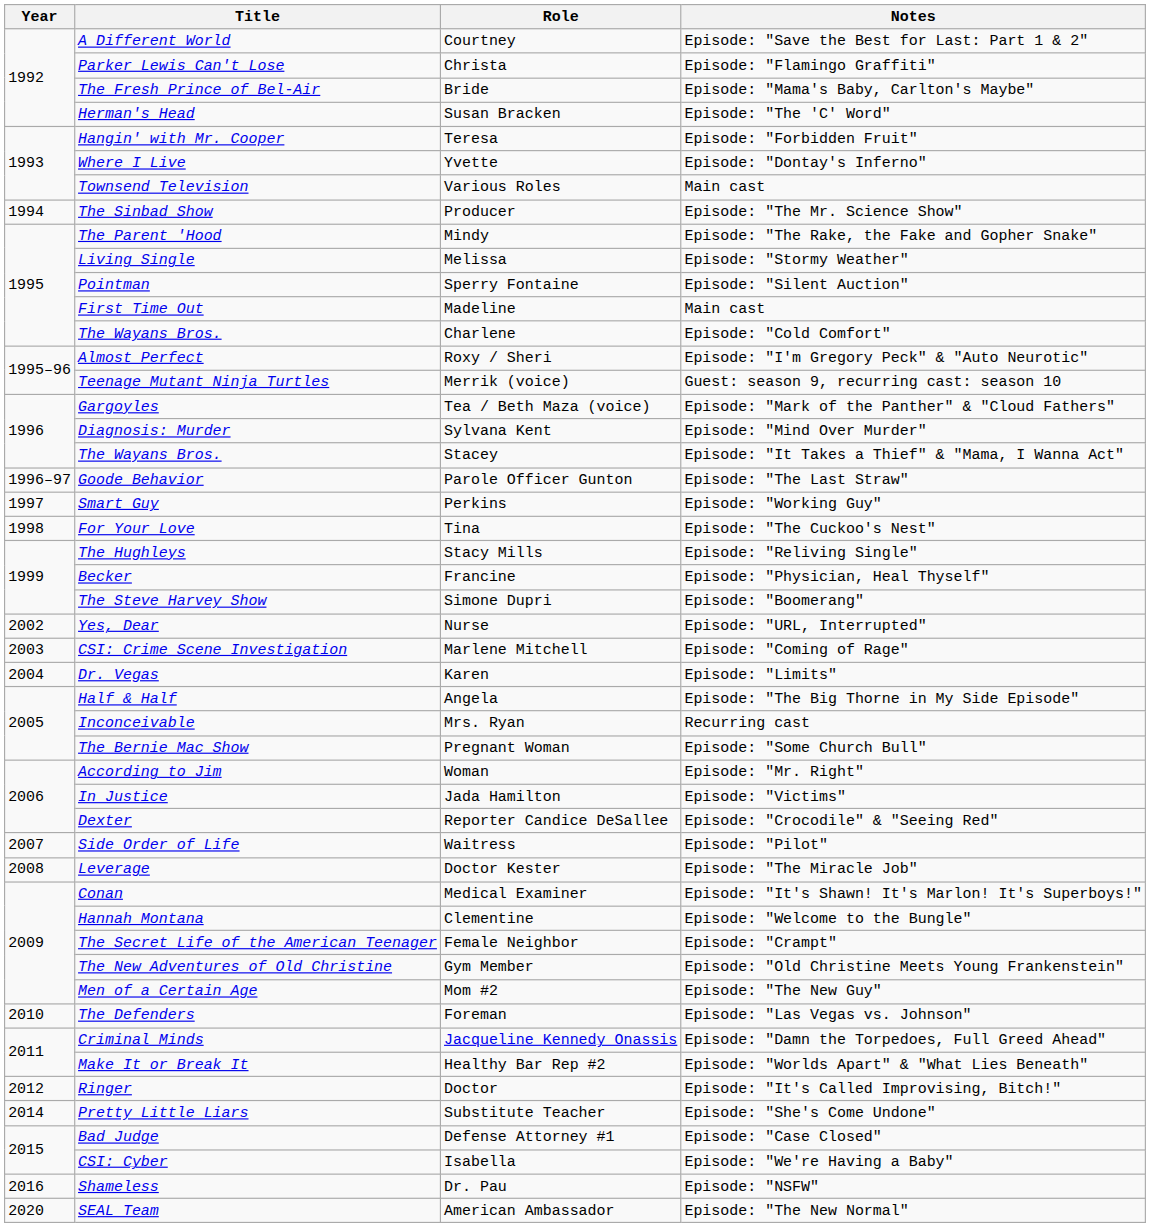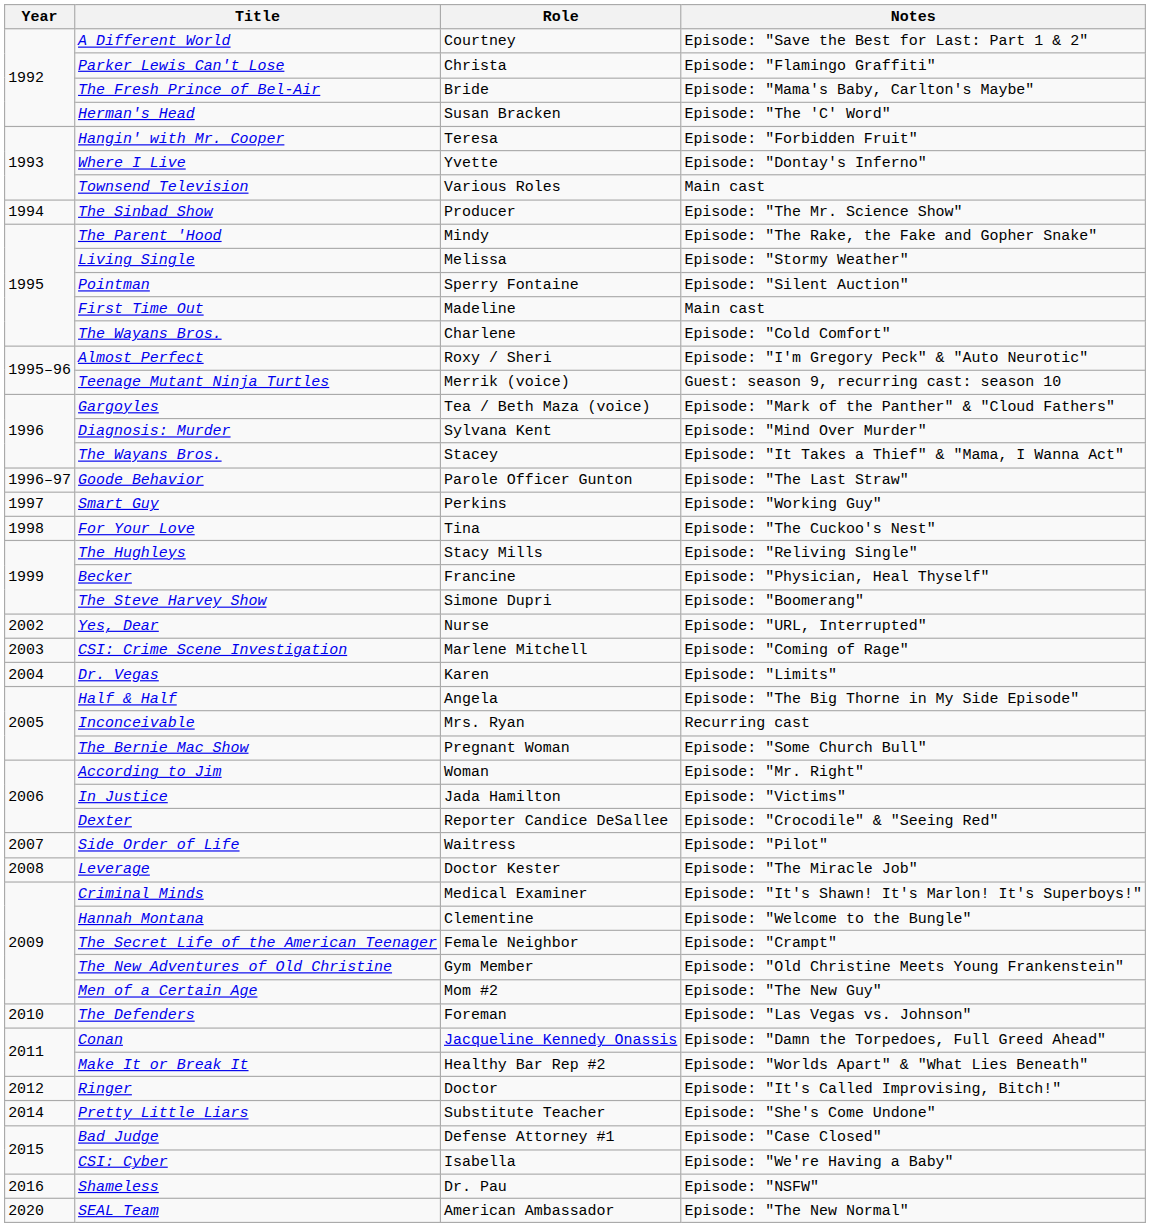(100, 894) Conan -> (141, 894) Criminal Minds
(141, 1040) Criminal Minds -> (100, 1040) Conan
